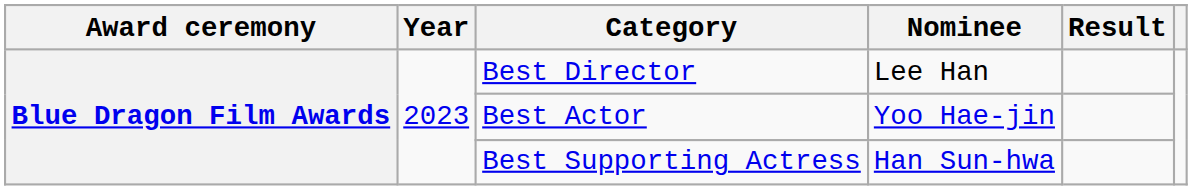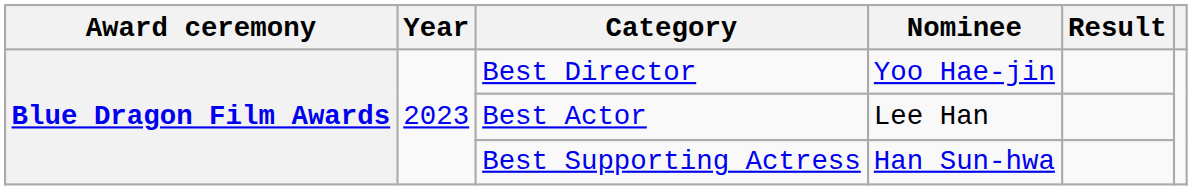(931, 72) Lee Han -> (964, 72) Yoo Hae-jin
(964, 117) Yoo Hae-jin -> (931, 117) Lee Han
